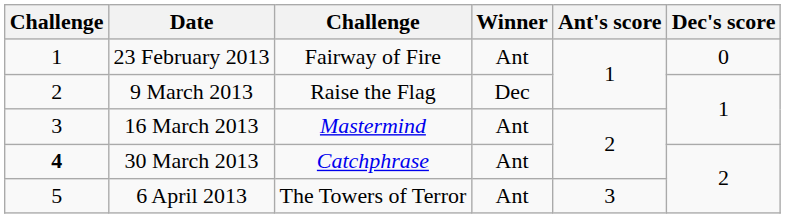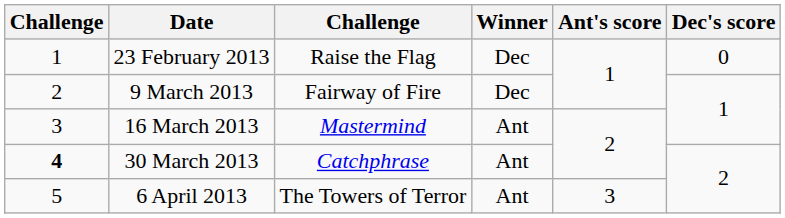(373, 56) Fairway of Fire -> (373, 56) Raise the Flag
(512, 56) Ant -> (512, 56) Dec
(373, 91) Raise the Flag -> (373, 91) Fairway of Fire
